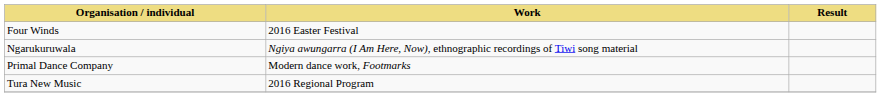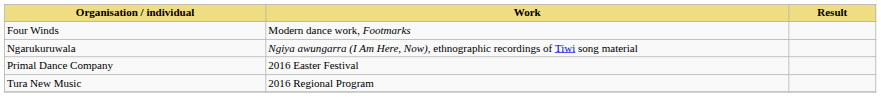(313, 30) 2016 Easter Festival -> (339, 30) Modern dance work, Footmarks
(339, 65) Modern dance work, Footmarks -> (313, 65) 2016 Easter Festival
